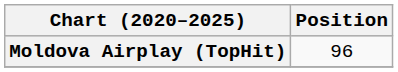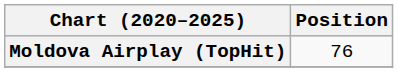(342, 52) 96 -> (342, 52) 76
